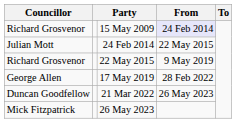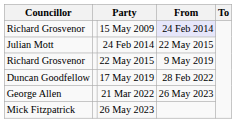(34, 77) George Allen -> (48, 77) Duncan Goodfellow
(48, 93) Duncan Goodfellow -> (34, 93) George Allen
